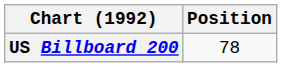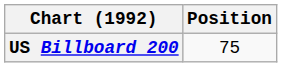(230, 48) 78 -> (230, 48) 75
